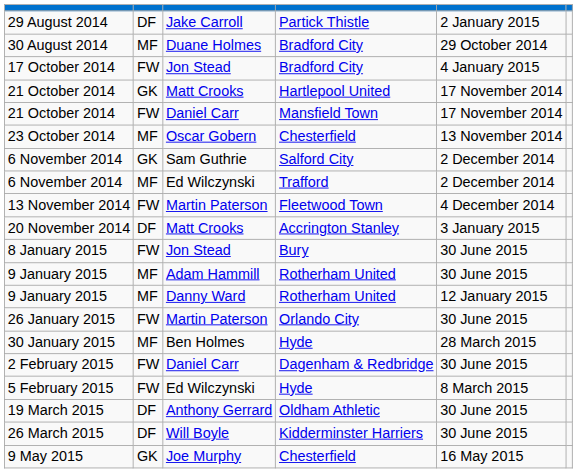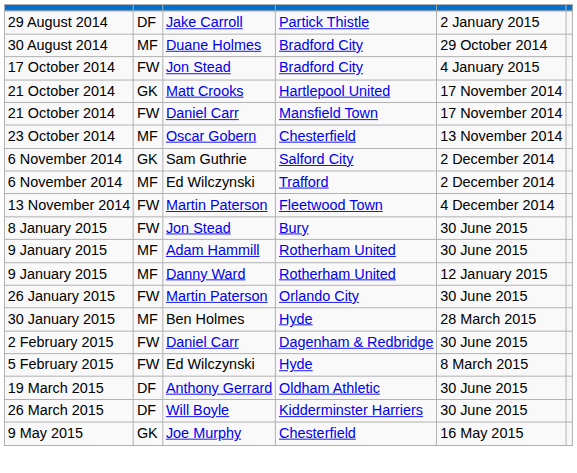- row: (69, 228)
